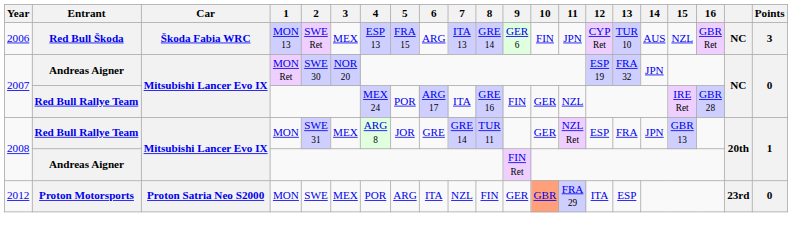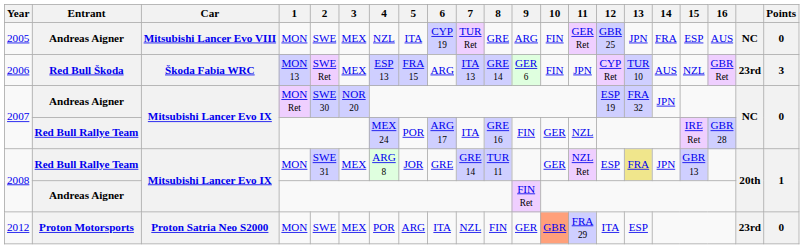+ row: (18, 38)
(738, 38) NC -> (750, 69) 23rd
(627, 132) no background -> (638, 164) khaki background
